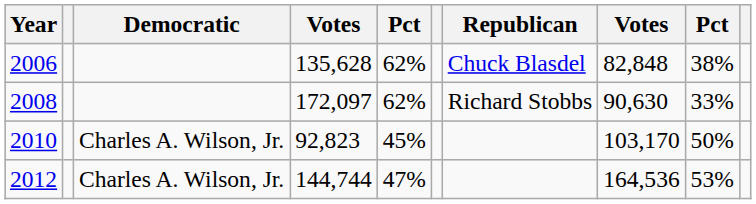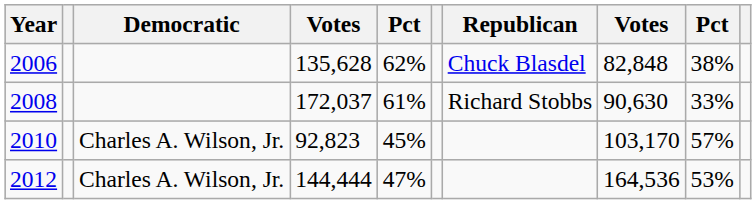(333, 101) 172,097 -> (333, 101) 172,037
(404, 101) 62% -> (404, 101) 61%
(712, 140) 50% -> (712, 140) 57%
(333, 179) 144,744 -> (333, 179) 144,444
